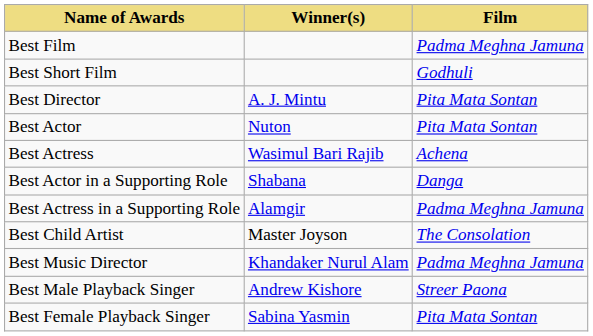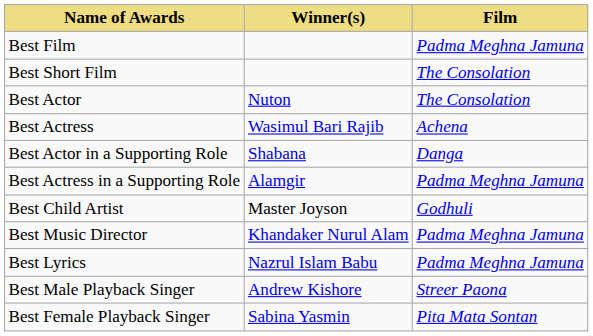(445, 72) Godhuli -> (473, 72) The Consolation
- row: (54, 99)
(477, 126) Pita Mata Sontan -> (473, 99) The Consolation
(473, 235) The Consolation -> (445, 208) Godhuli
+ row: (47, 262)
